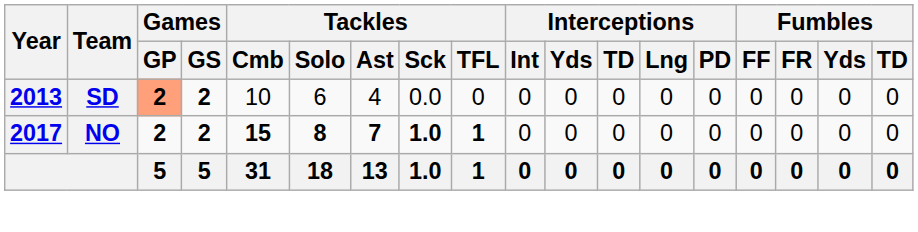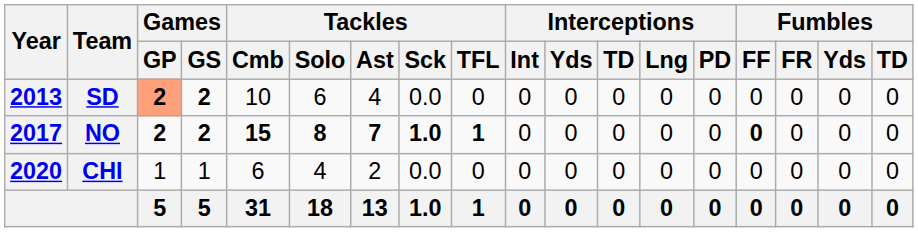(756, 134) normal -> (756, 134) bold
+ row: (102, 171)
